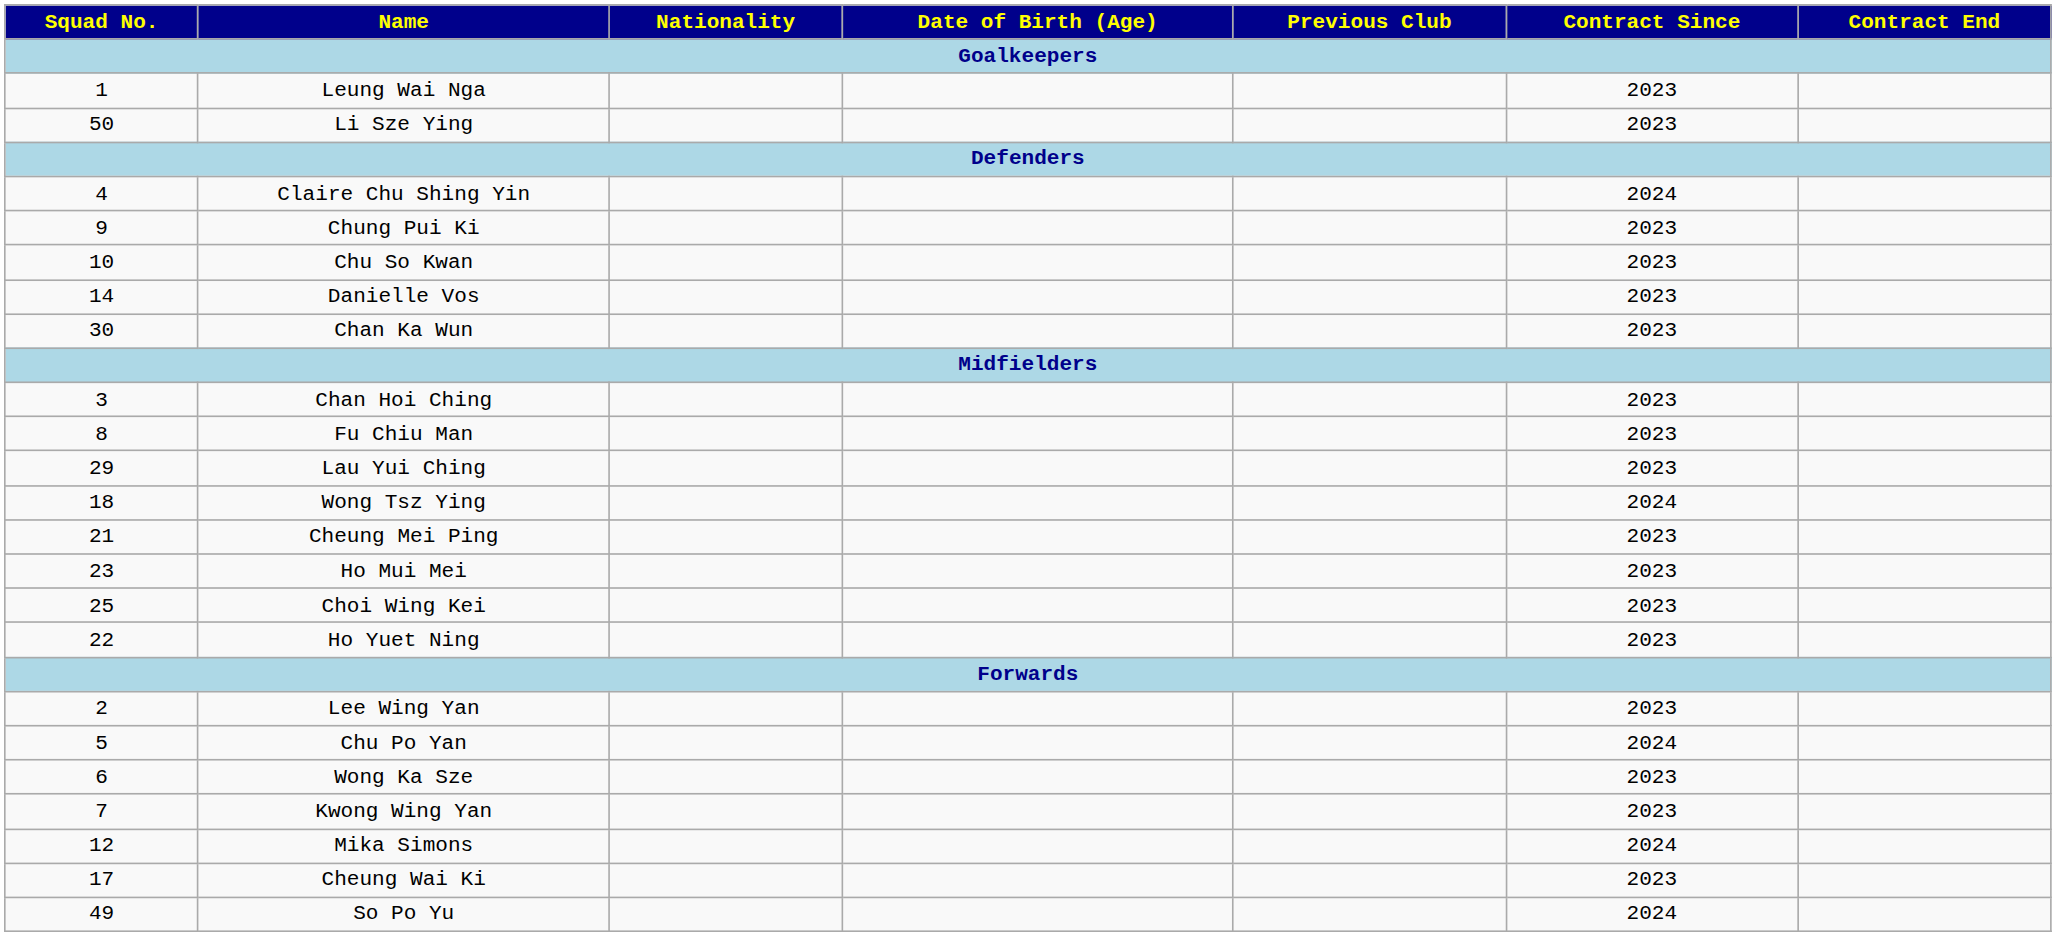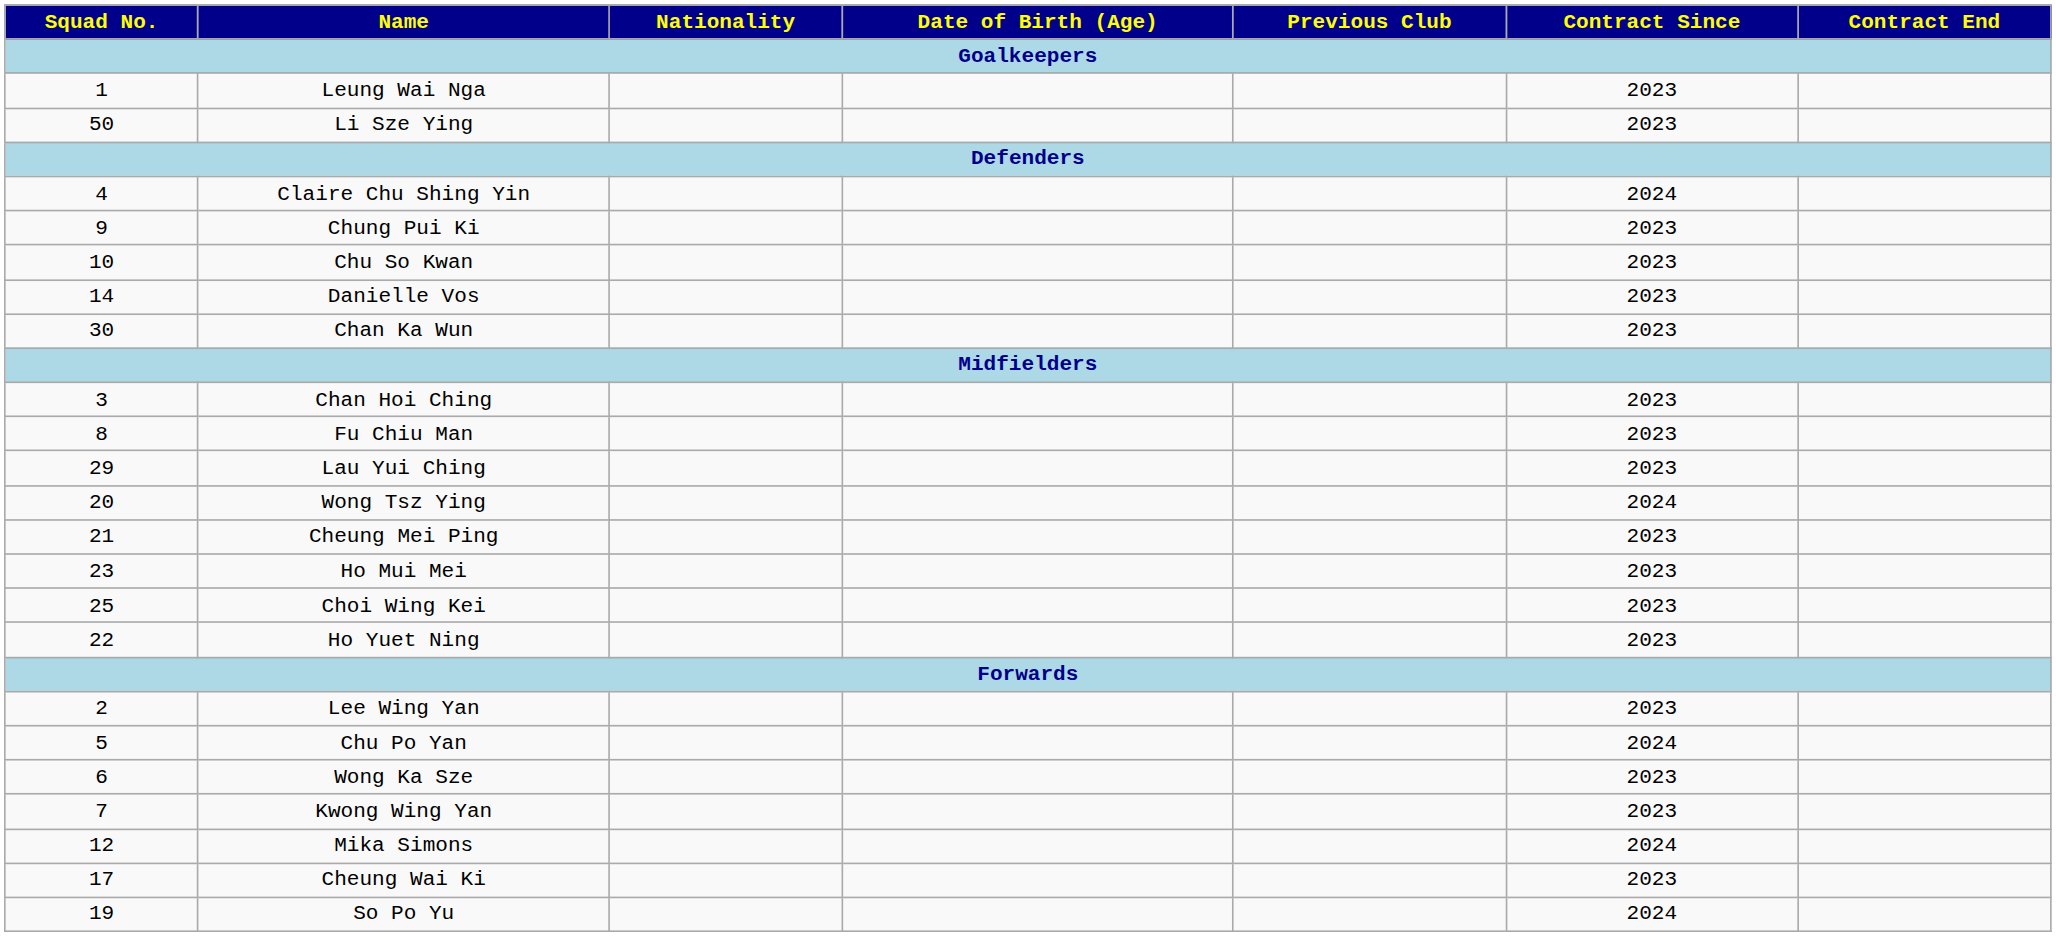(102, 503) 18 -> (102, 503) 20
(102, 914) 49 -> (102, 914) 19
